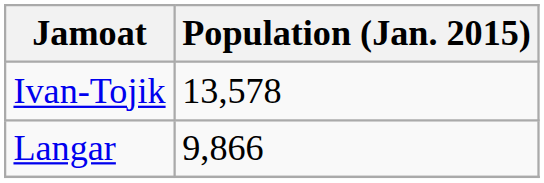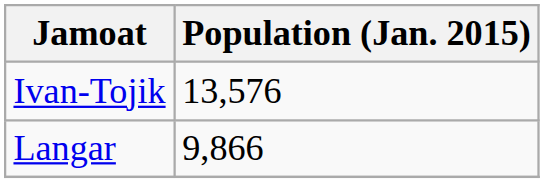(232, 90) 13,578 -> (232, 90) 13,576
